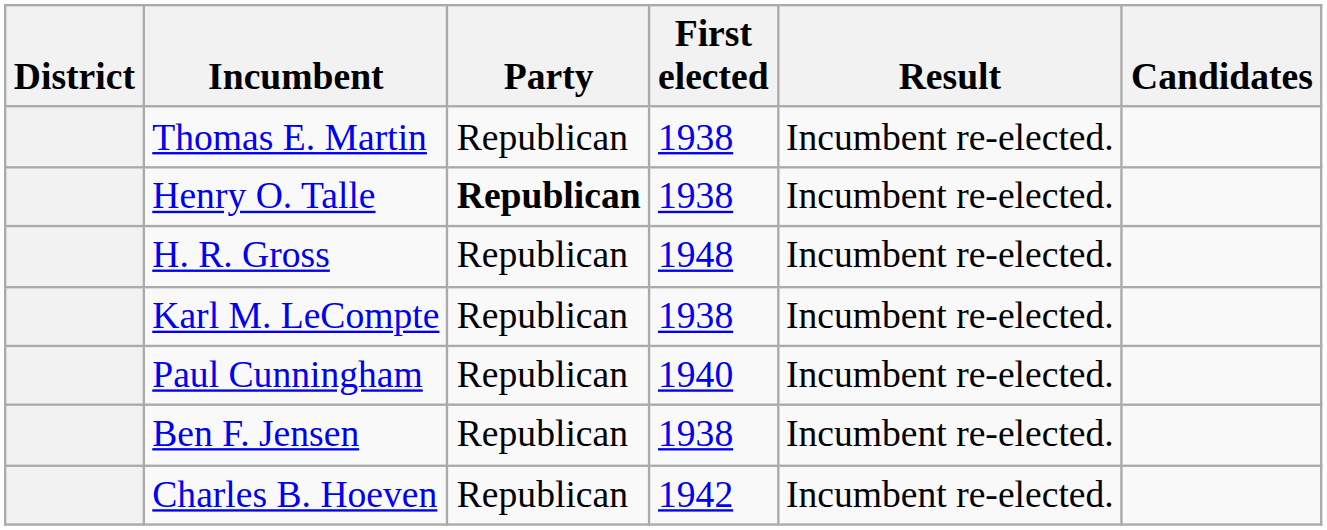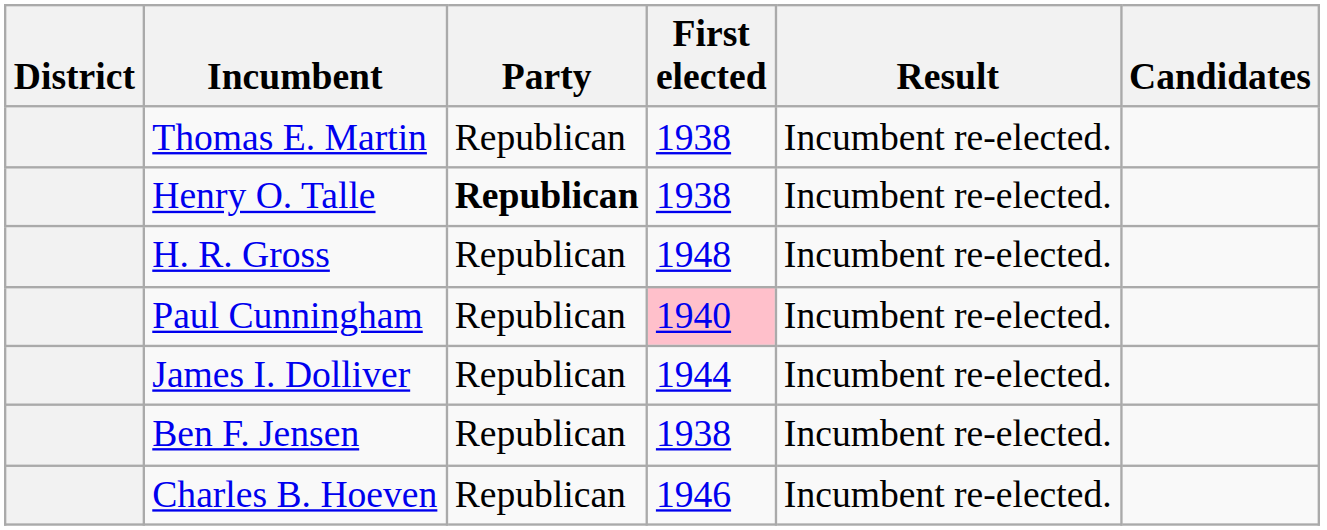- row: (296, 315)
(696, 374) no background -> (694, 315) pink background
+ row: (281, 374)
(696, 494) 1942 -> (694, 494) 1946
